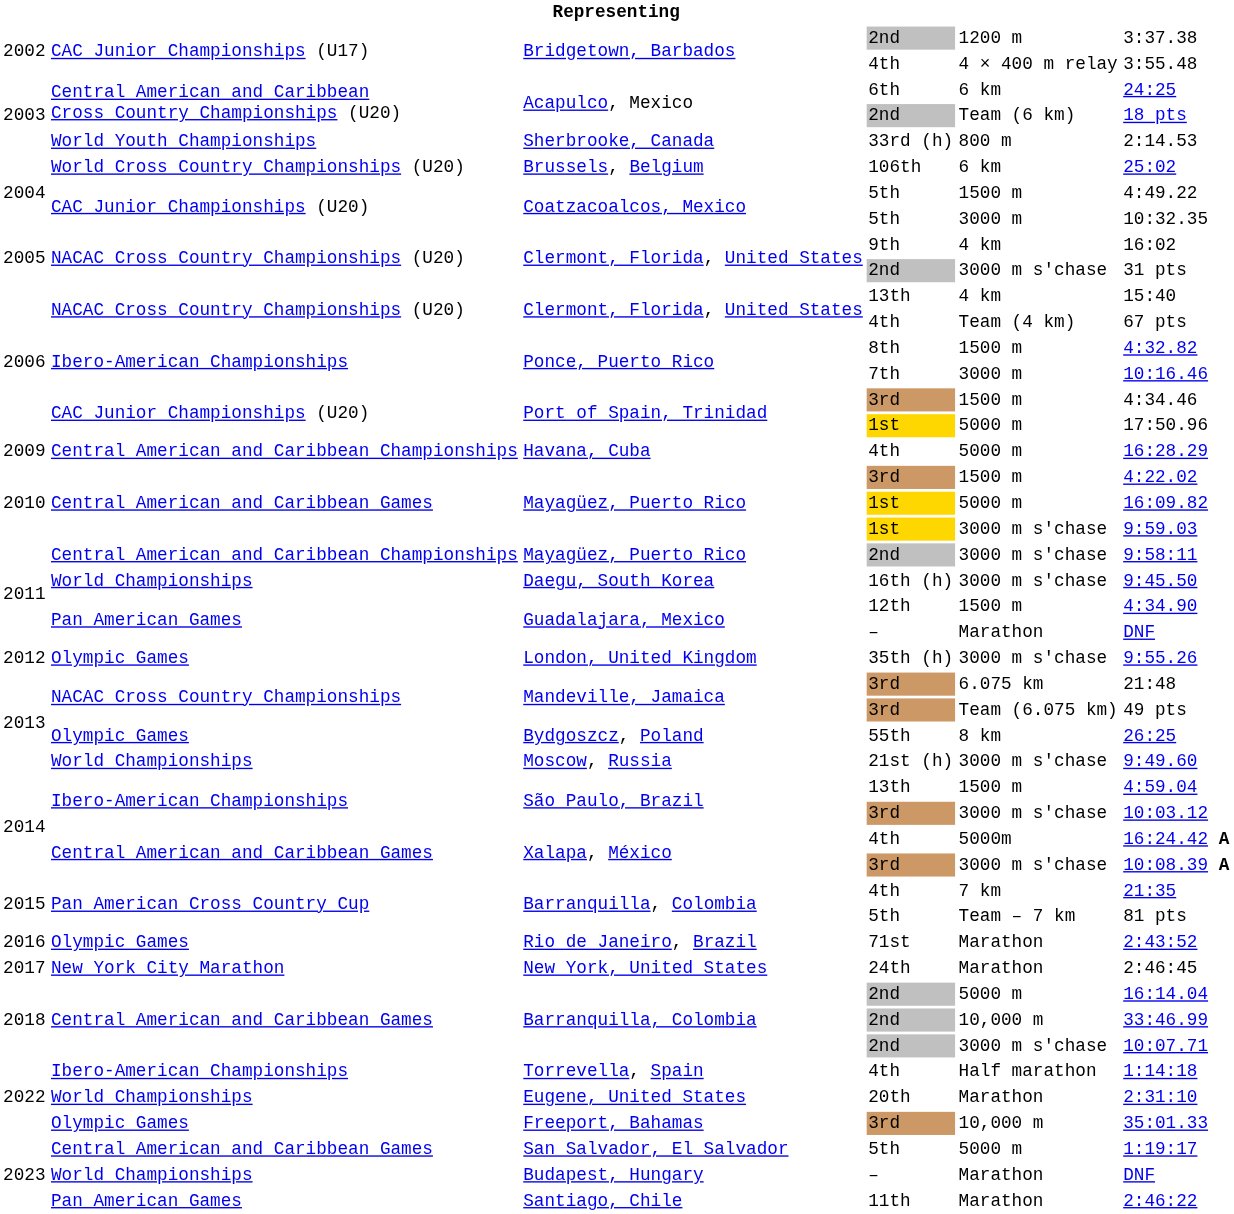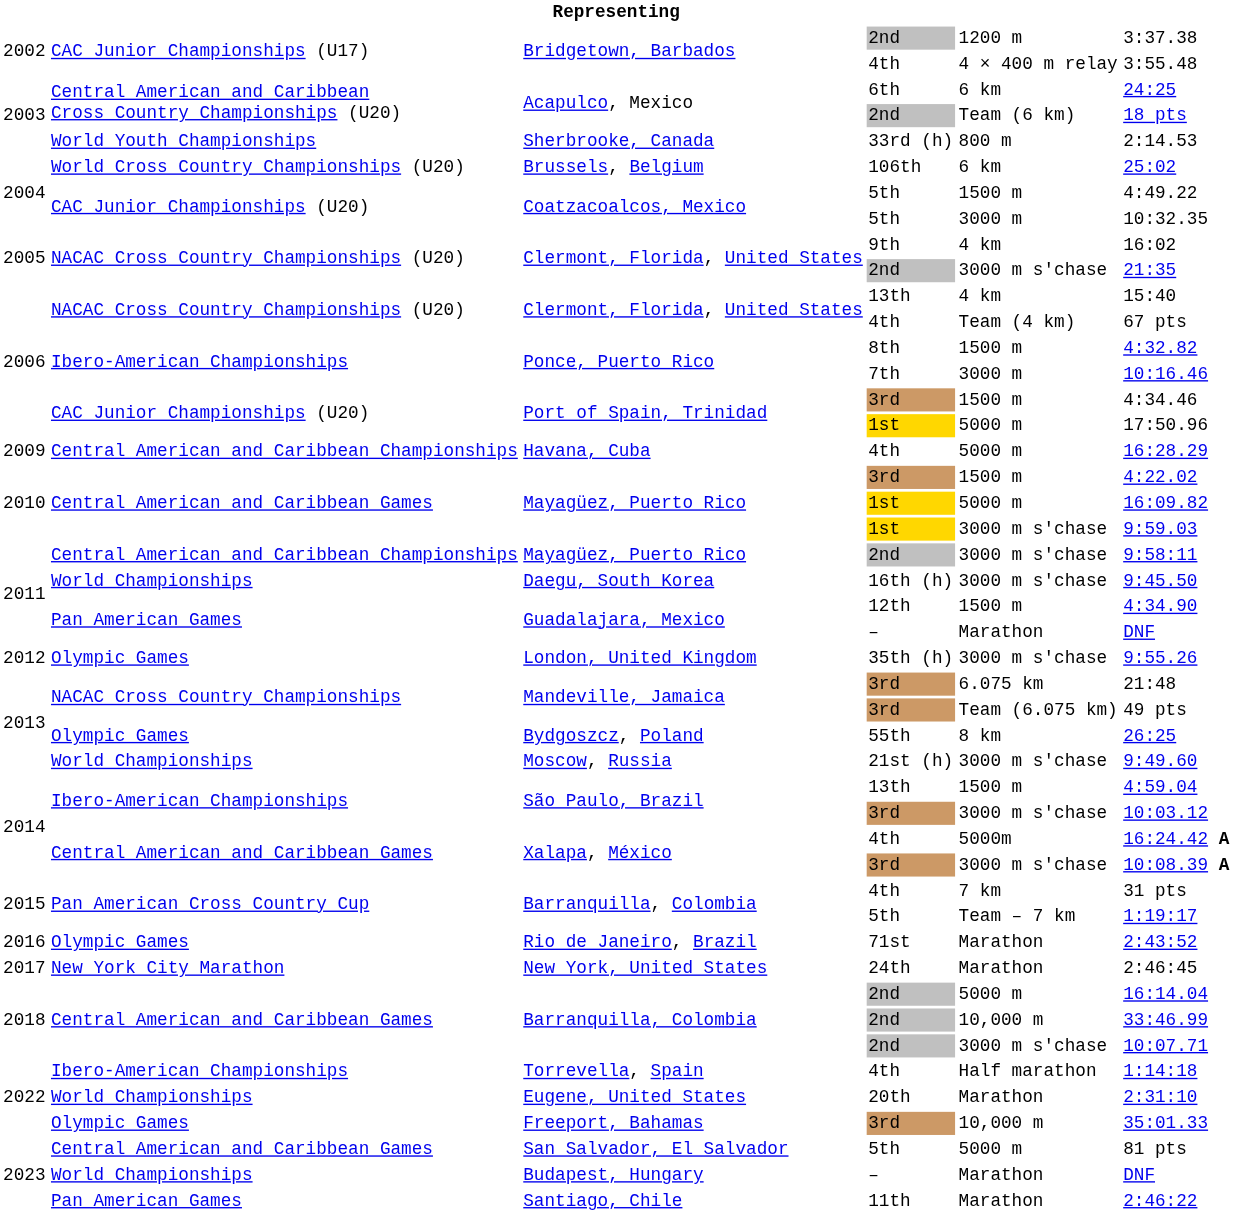(1155, 271) 31 pts -> (1150, 271) 21:35
(1150, 891) 21:35 -> (1155, 891) 31 pts
(1155, 917) 81 pts -> (1160, 917) 1:19:17
(1160, 1149) 1:19:17 -> (1155, 1149) 81 pts
